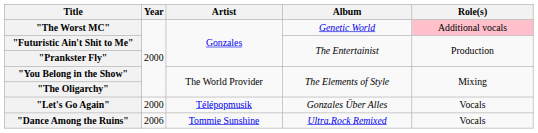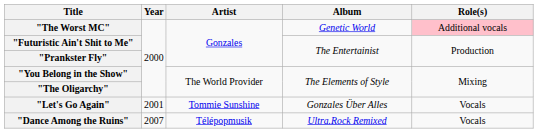(154, 105) 2000 -> (154, 105) 2001
(224, 105) Télépopmusik -> (224, 105) Tommie Sunshine
(154, 120) 2006 -> (154, 120) 2007
(224, 120) Tommie Sunshine -> (224, 120) Télépopmusik
